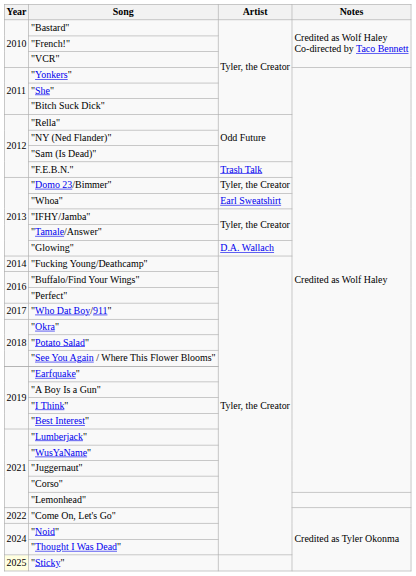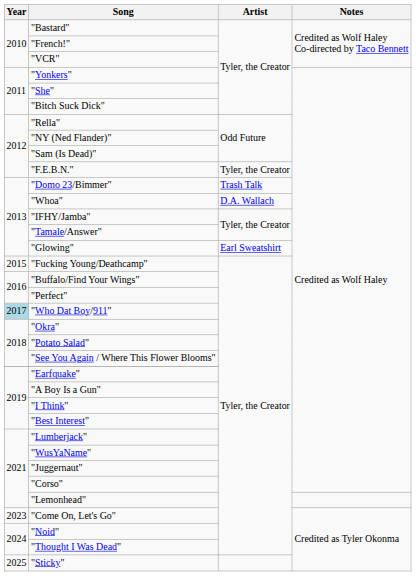(241, 169) Trash Talk -> (255, 169) Tyler, the Creator
(255, 185) Tyler, the Creator -> (241, 185) Trash Talk
(251, 201) Earl Sweatshirt -> (247, 201) D.A. Wallach
(247, 248) D.A. Wallach -> (251, 248) Earl Sweatshirt
(17, 264) 2014 -> (17, 264) 2015
(17, 311) no background -> (17, 311) lightblue background
(17, 515) 2022 -> (17, 515) 2023
(17, 563) lightyellow background -> (17, 563) no background
